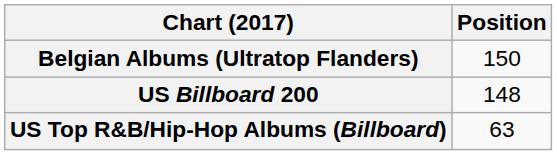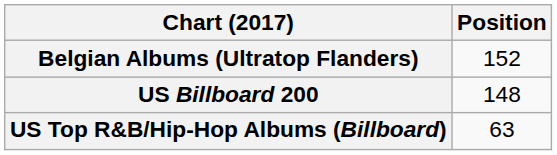(502, 58) 150 -> (502, 58) 152
